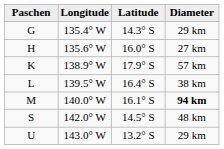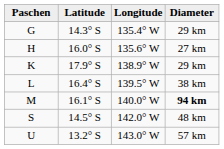columns swapped: (138, 13) <-> (85, 13)
(192, 65) 57 km -> (192, 65) 29 km
(192, 135) 29 km -> (192, 135) 57 km
